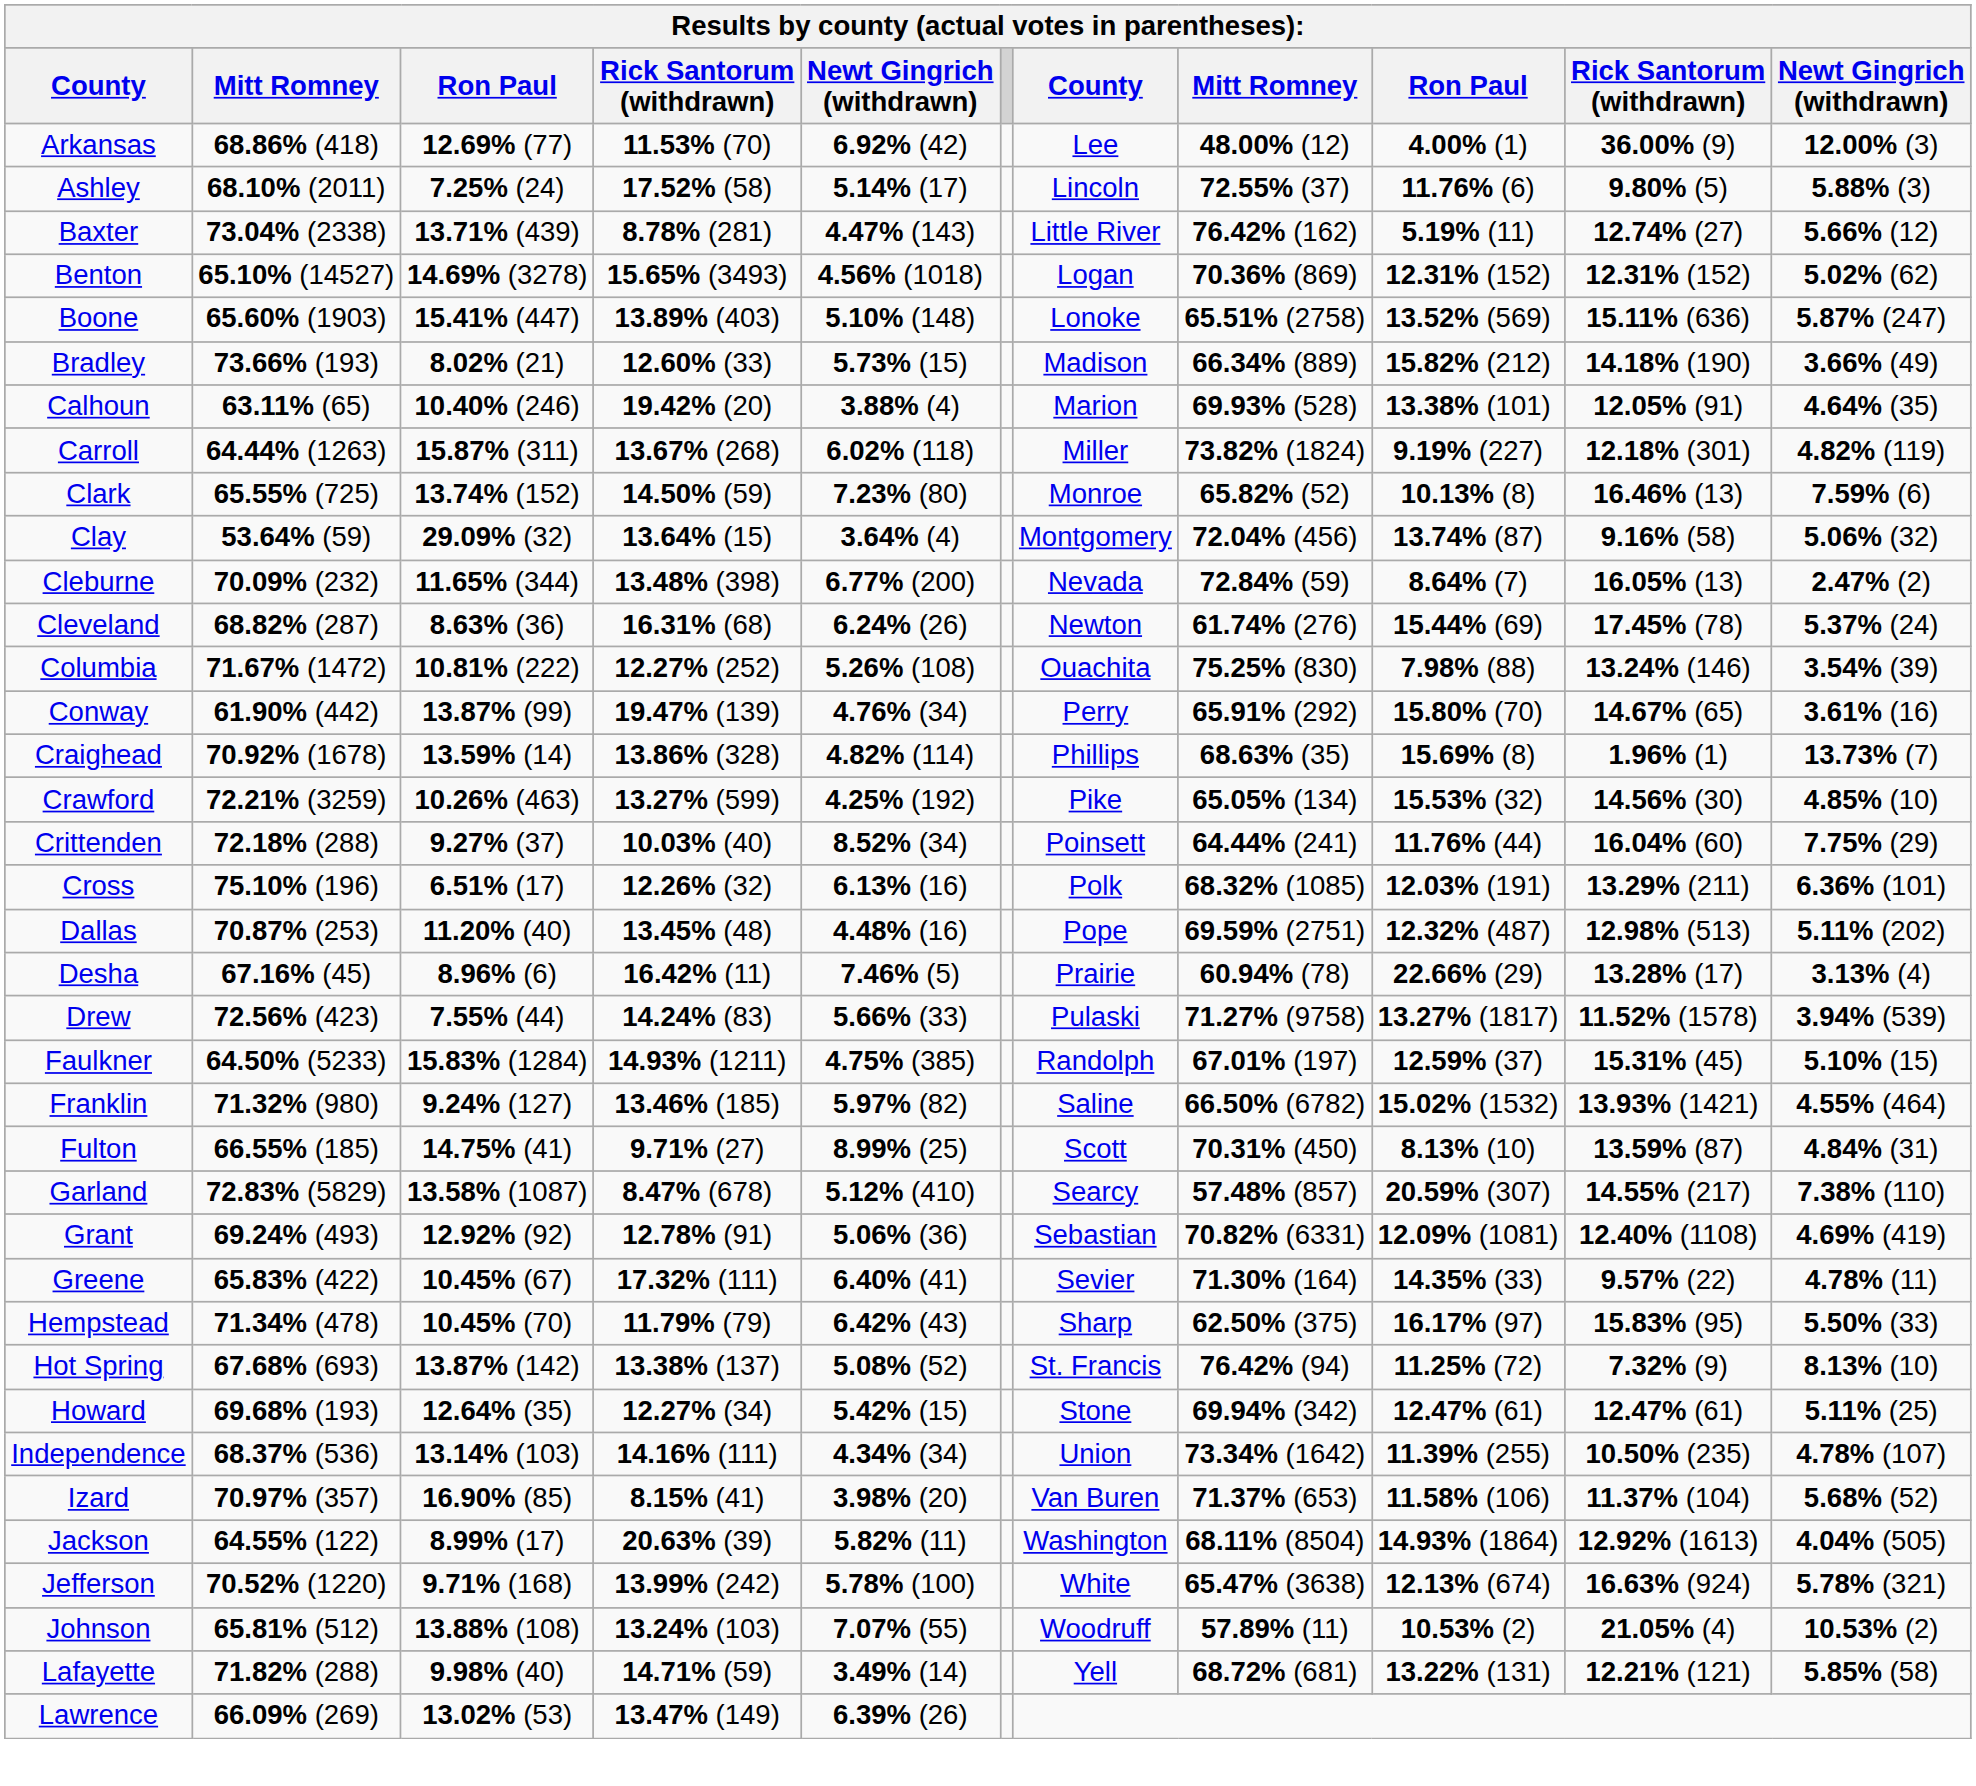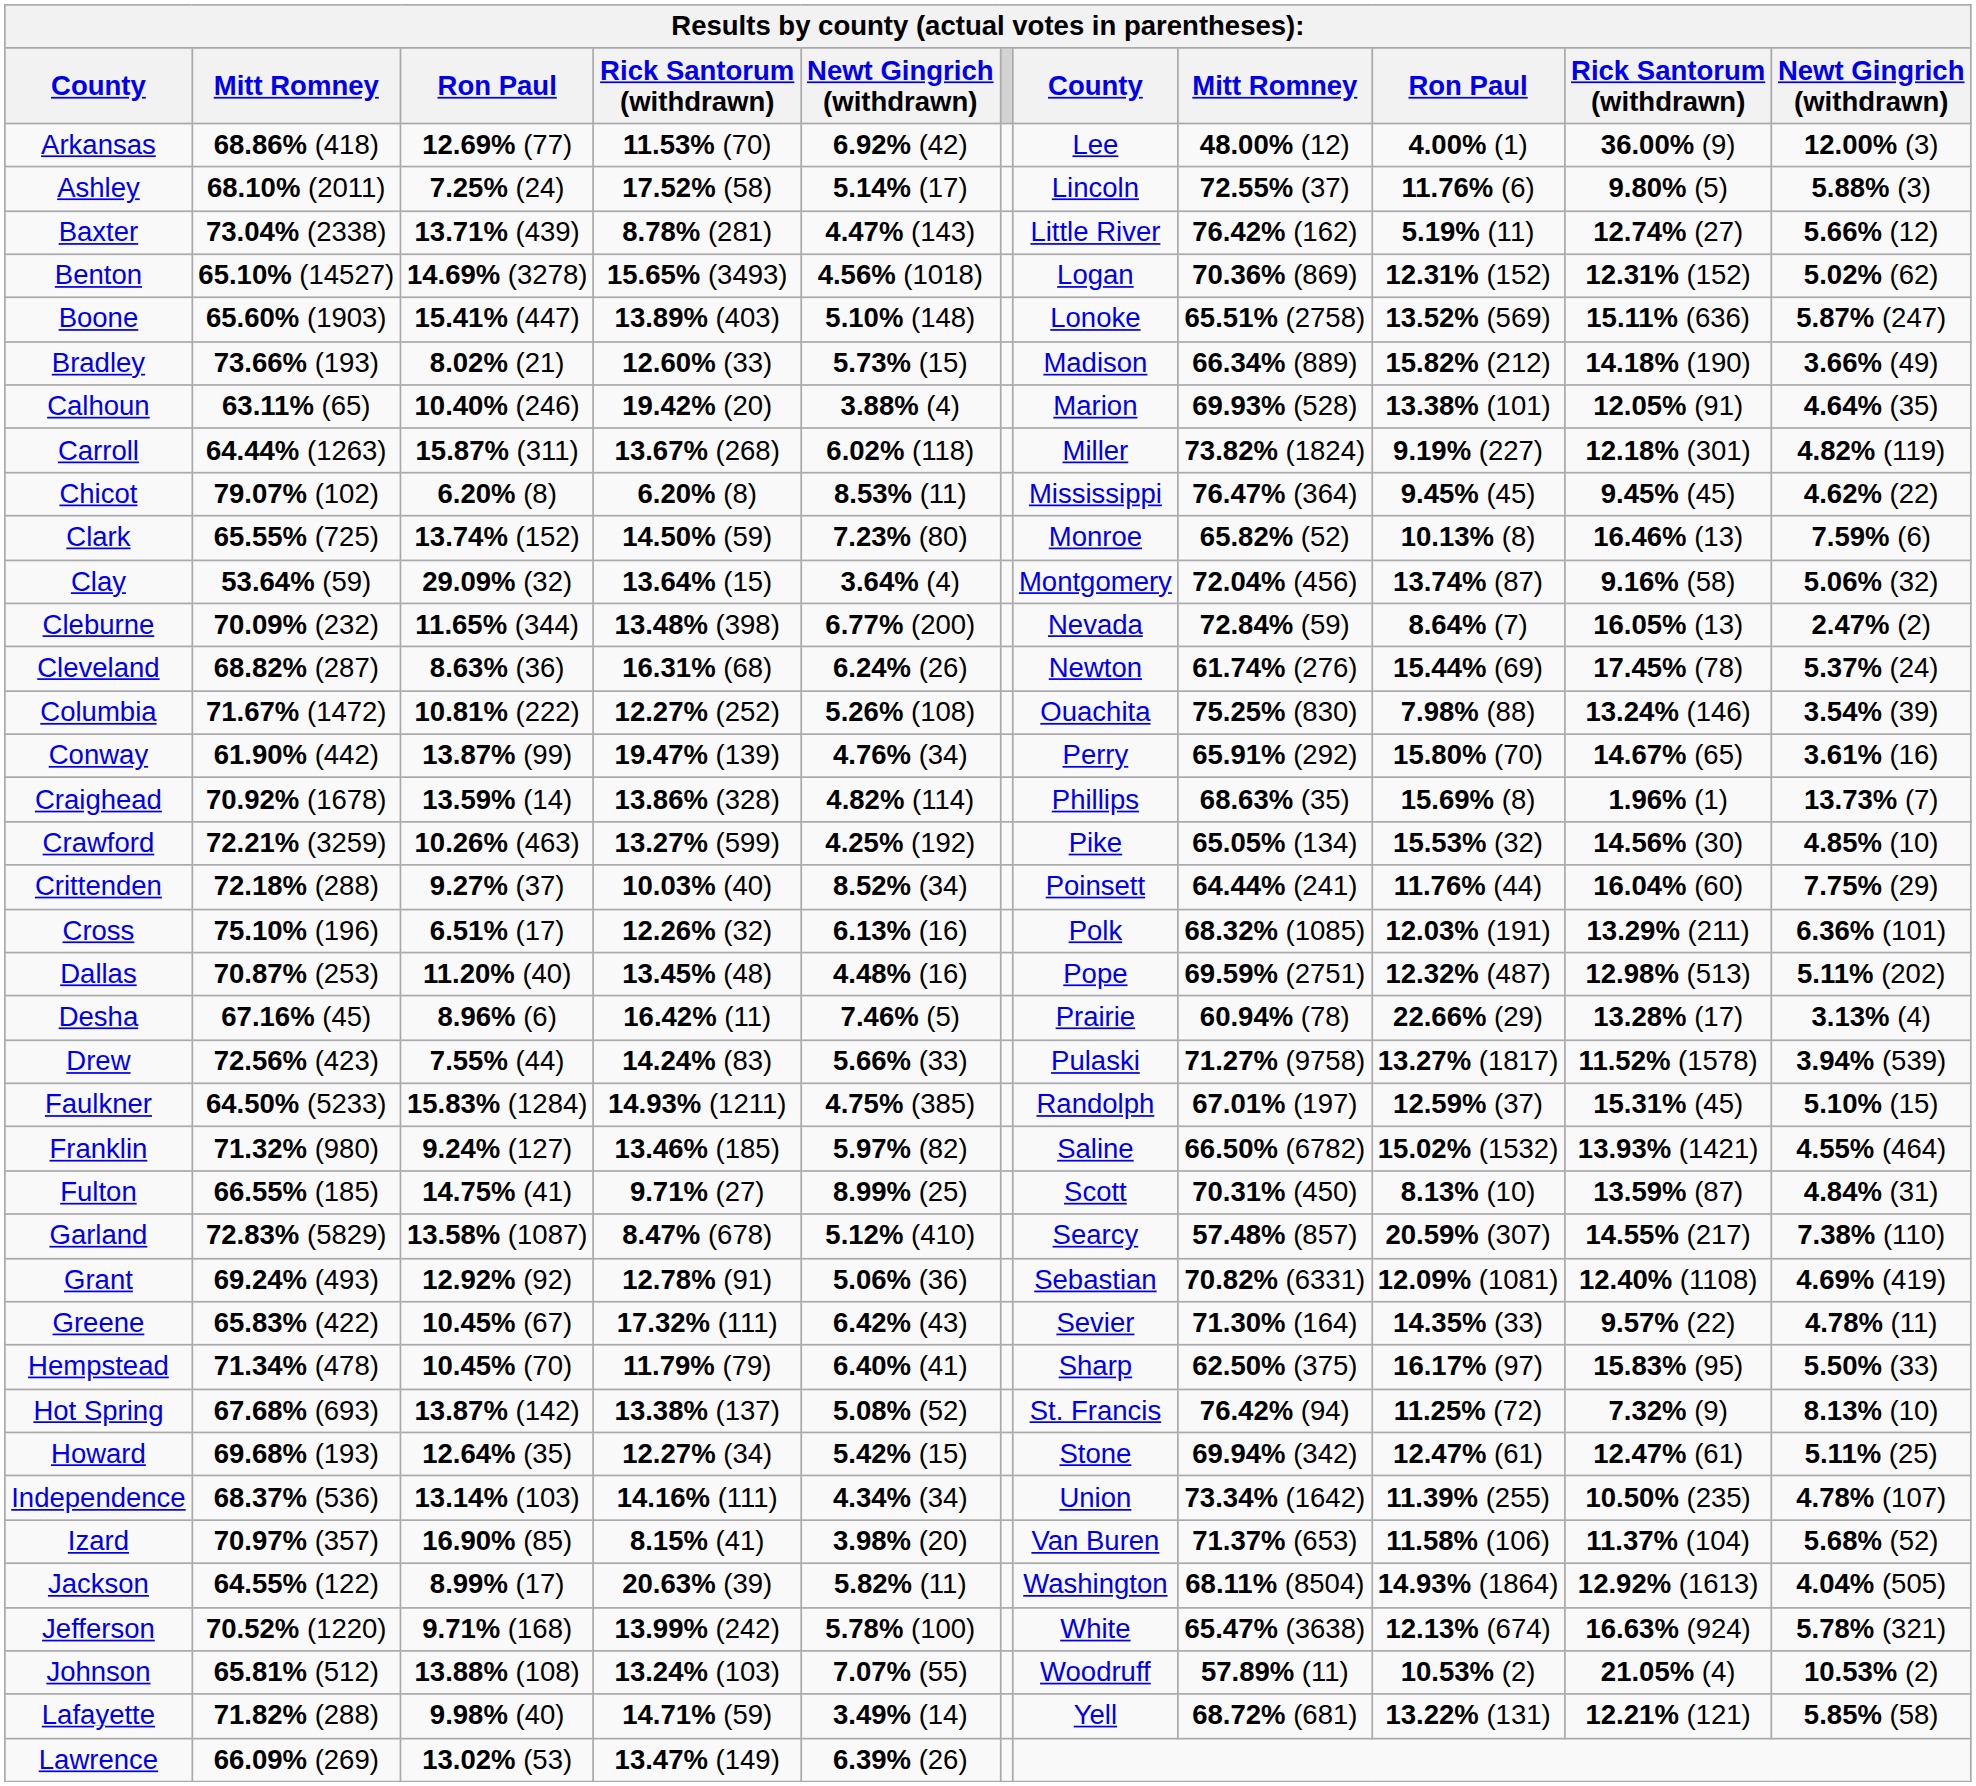+ row: (98, 493)
(900, 1279) 6.40% (41) -> (900, 1322) 6.42% (43)
(900, 1322) 6.42% (43) -> (900, 1366) 6.40% (41)
